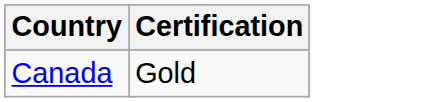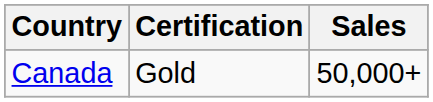+ column: (369, 27)
